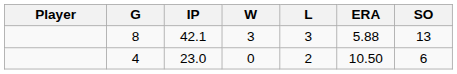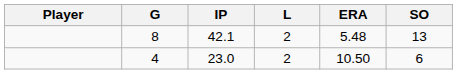- column: (251, 15)
(308, 36) 3 -> (287, 36) 2
(366, 36) 5.88 -> (353, 36) 5.48
